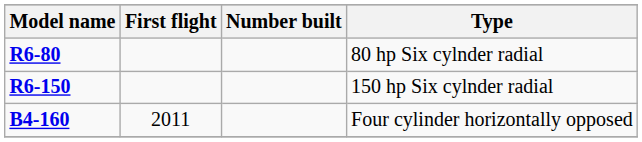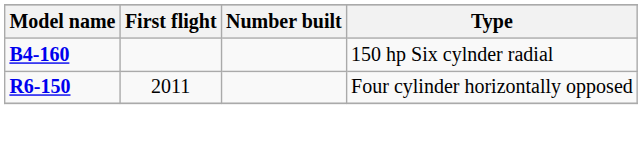- row: (447, 54)
(40, 87) R6-150 -> (39, 54) B4-160
(39, 120) B4-160 -> (40, 87) R6-150
